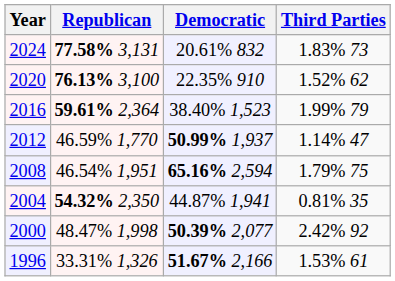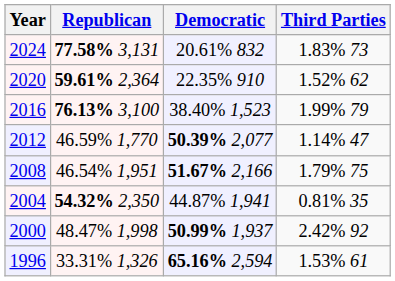(107, 79) 76.13% 3,100 -> (107, 79) 59.61% 2,364
(107, 109) 59.61% 2,364 -> (107, 109) 76.13% 3,100
(220, 140) 50.99% 1,937 -> (220, 140) 50.39% 2,077
(220, 170) 65.16% 2,594 -> (220, 170) 51.67% 2,166
(220, 230) 50.39% 2,077 -> (220, 230) 50.99% 1,937
(220, 260) 51.67% 2,166 -> (220, 260) 65.16% 2,594
